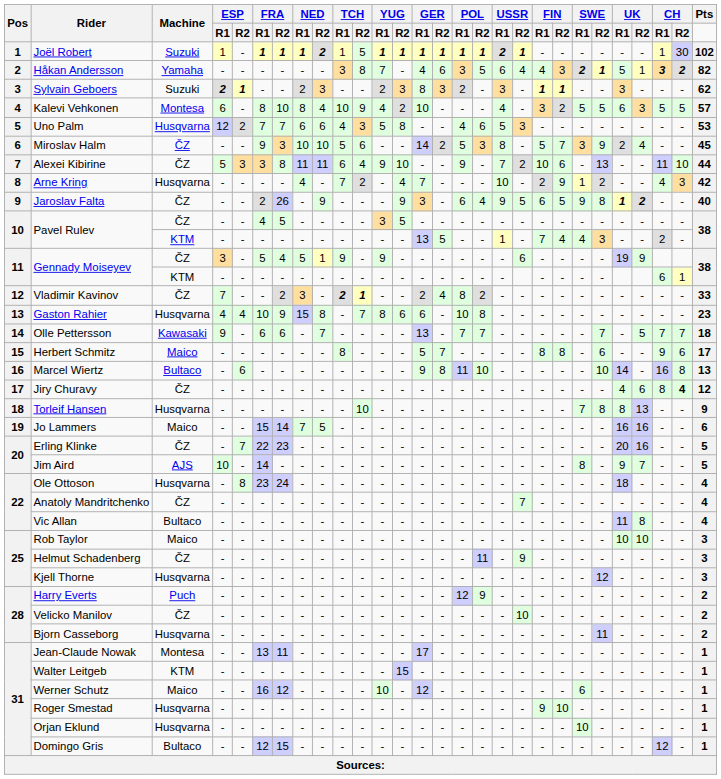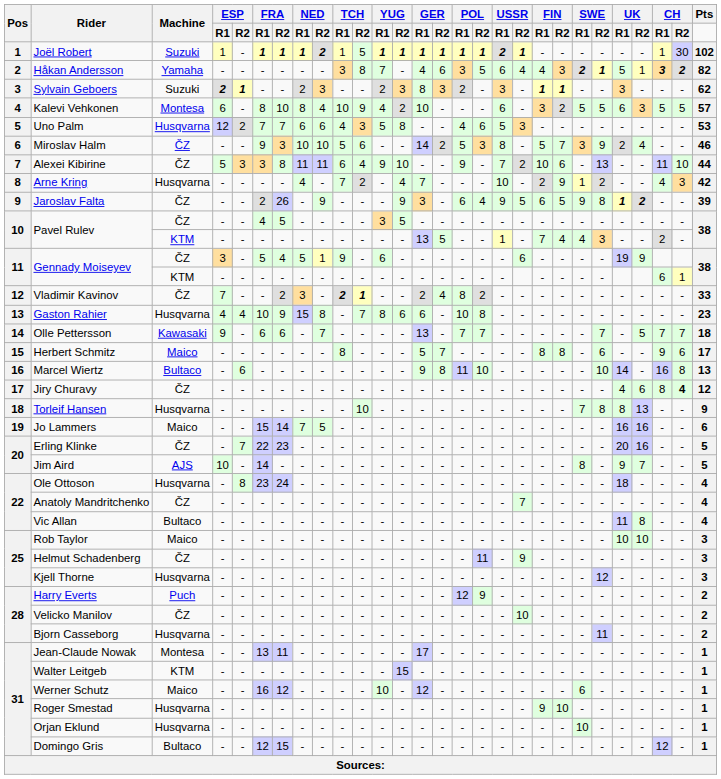(502, 107) 4 -> (502, 107) 6
(704, 145) 45 -> (704, 145) 46
(704, 201) 40 -> (704, 201) 39
(382, 258) 9 -> (382, 258) 6
